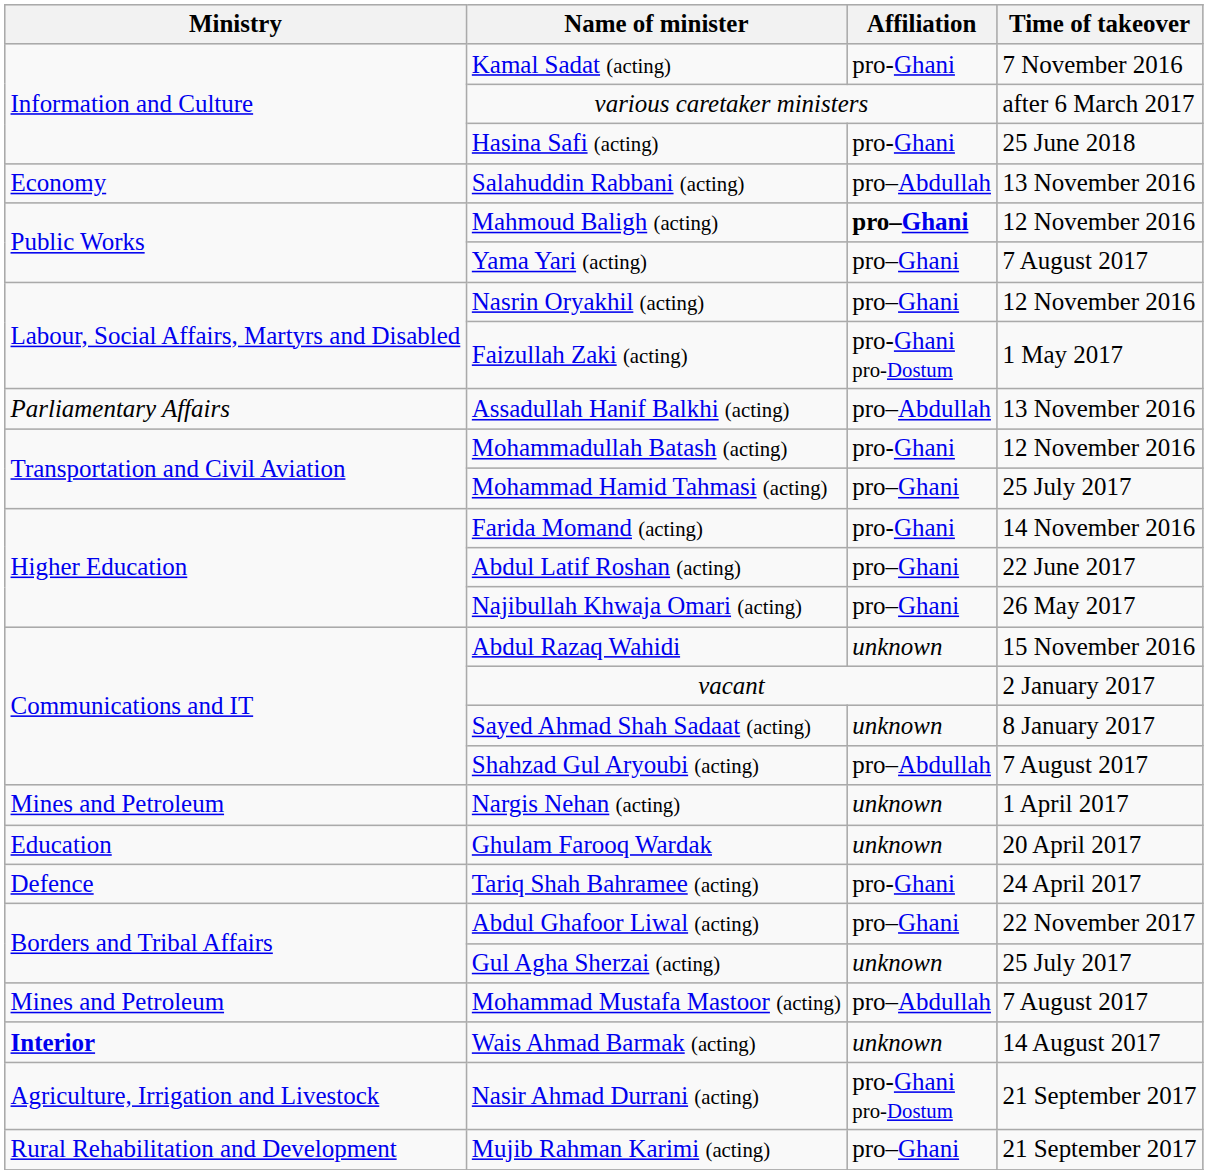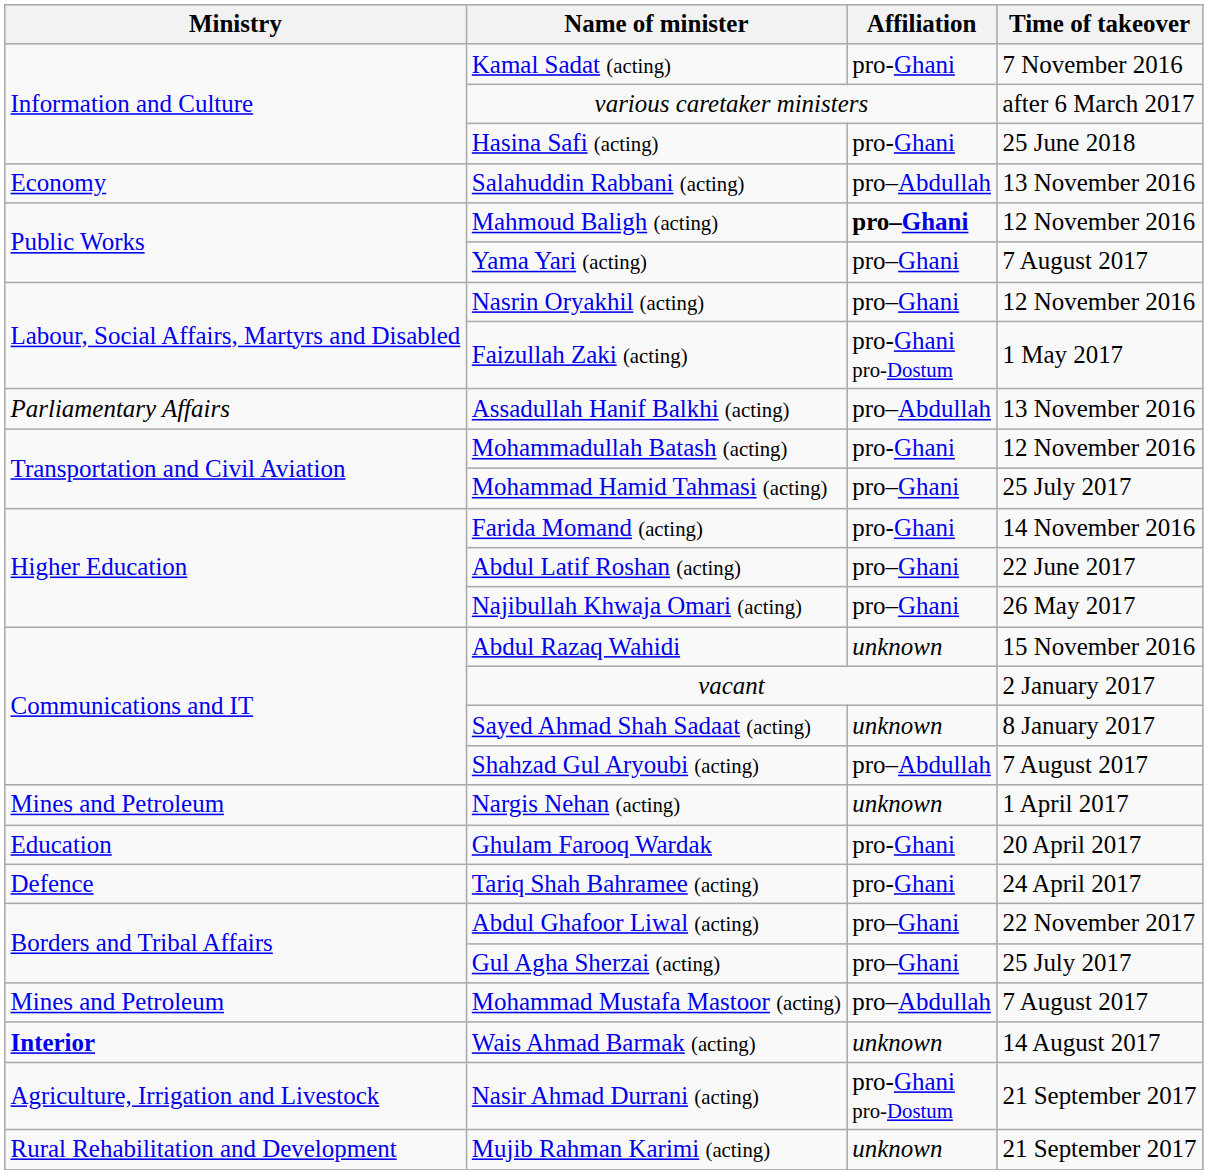(897, 844) unknown -> (904, 844) pro-Ghani
(897, 962) unknown -> (906, 962) pro–Ghani
(906, 1149) pro–Ghani -> (897, 1149) unknown
